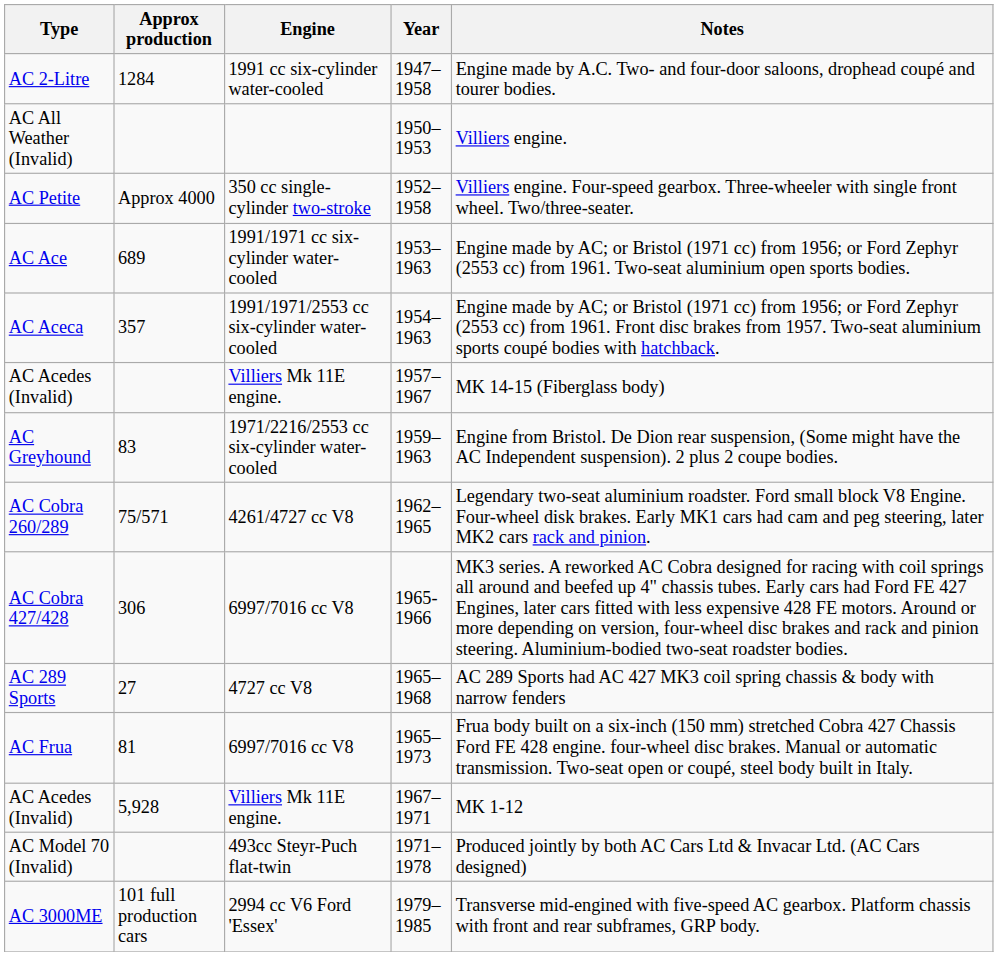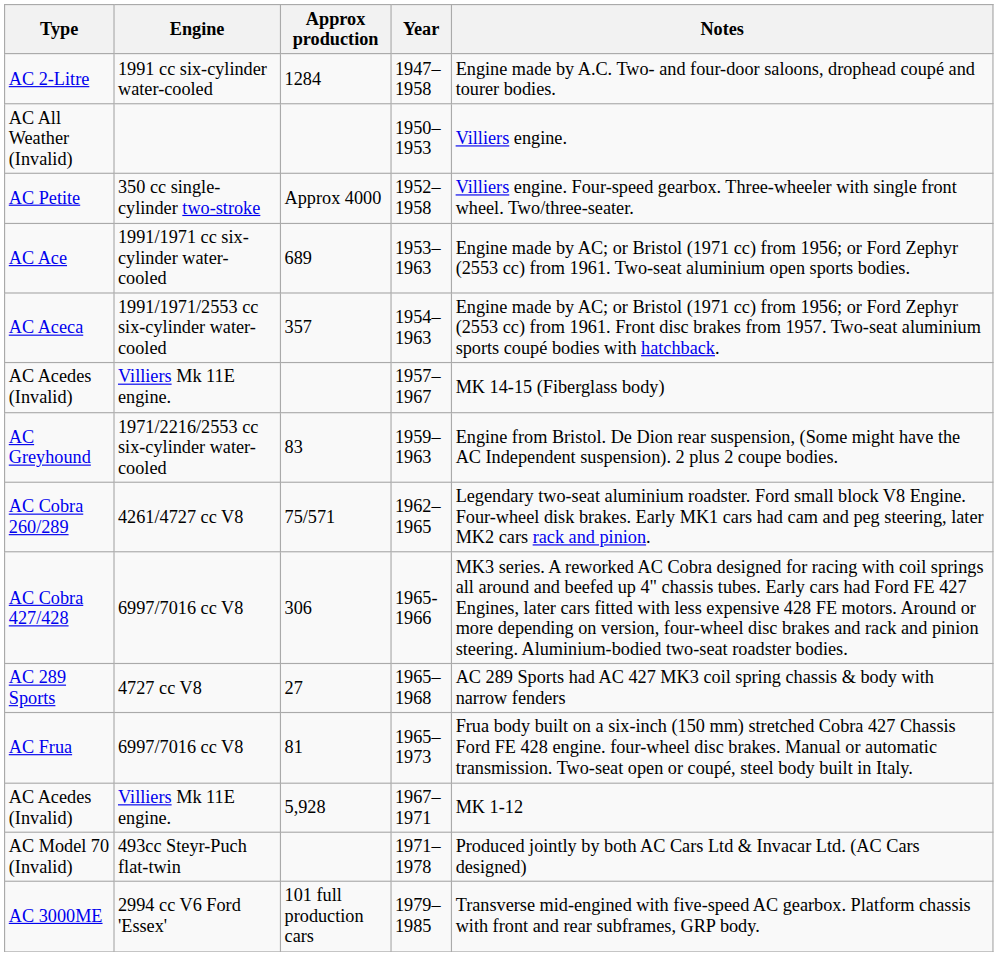columns swapped: (307, 29) <-> (169, 29)
